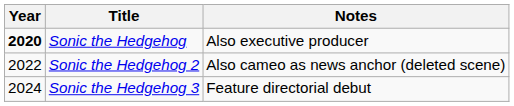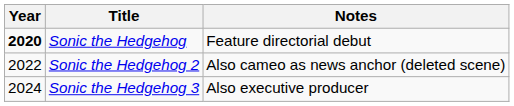(287, 40) Also executive producer -> (289, 40) Feature directorial debut
(289, 88) Feature directorial debut -> (287, 88) Also executive producer
